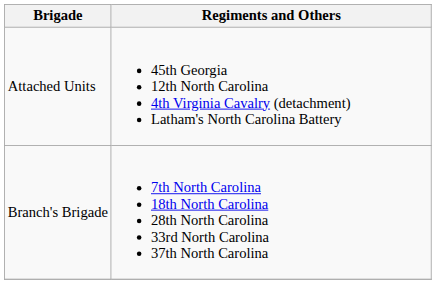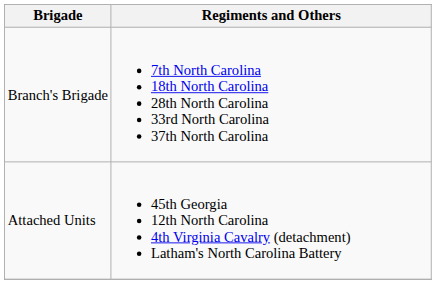rows swapped: (58, 212) <-> (52, 86)
